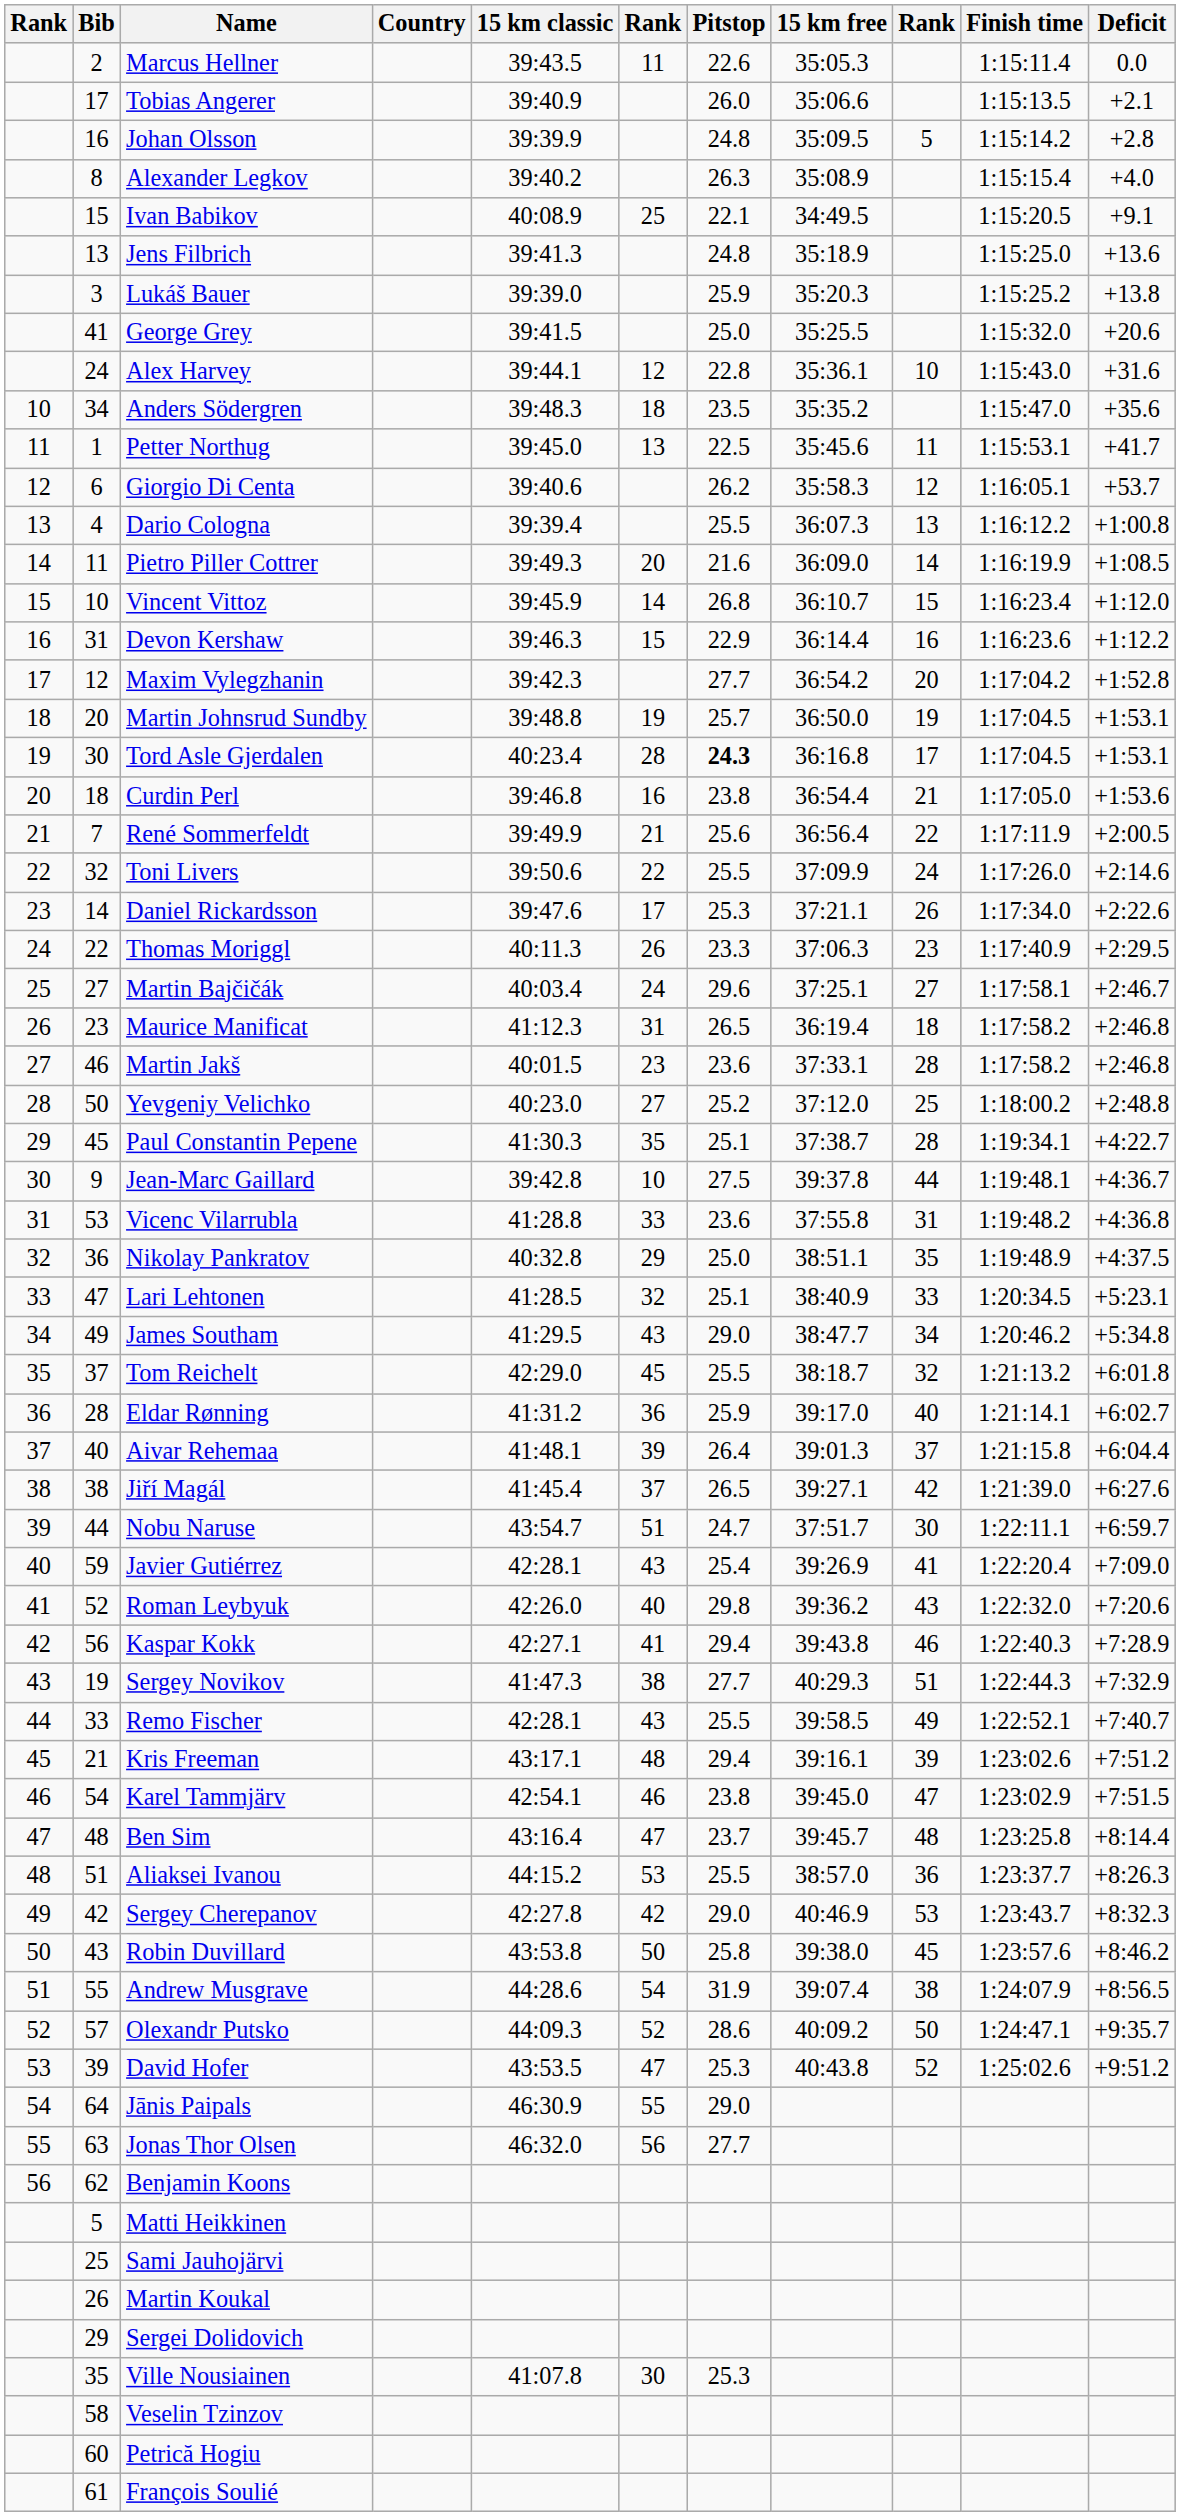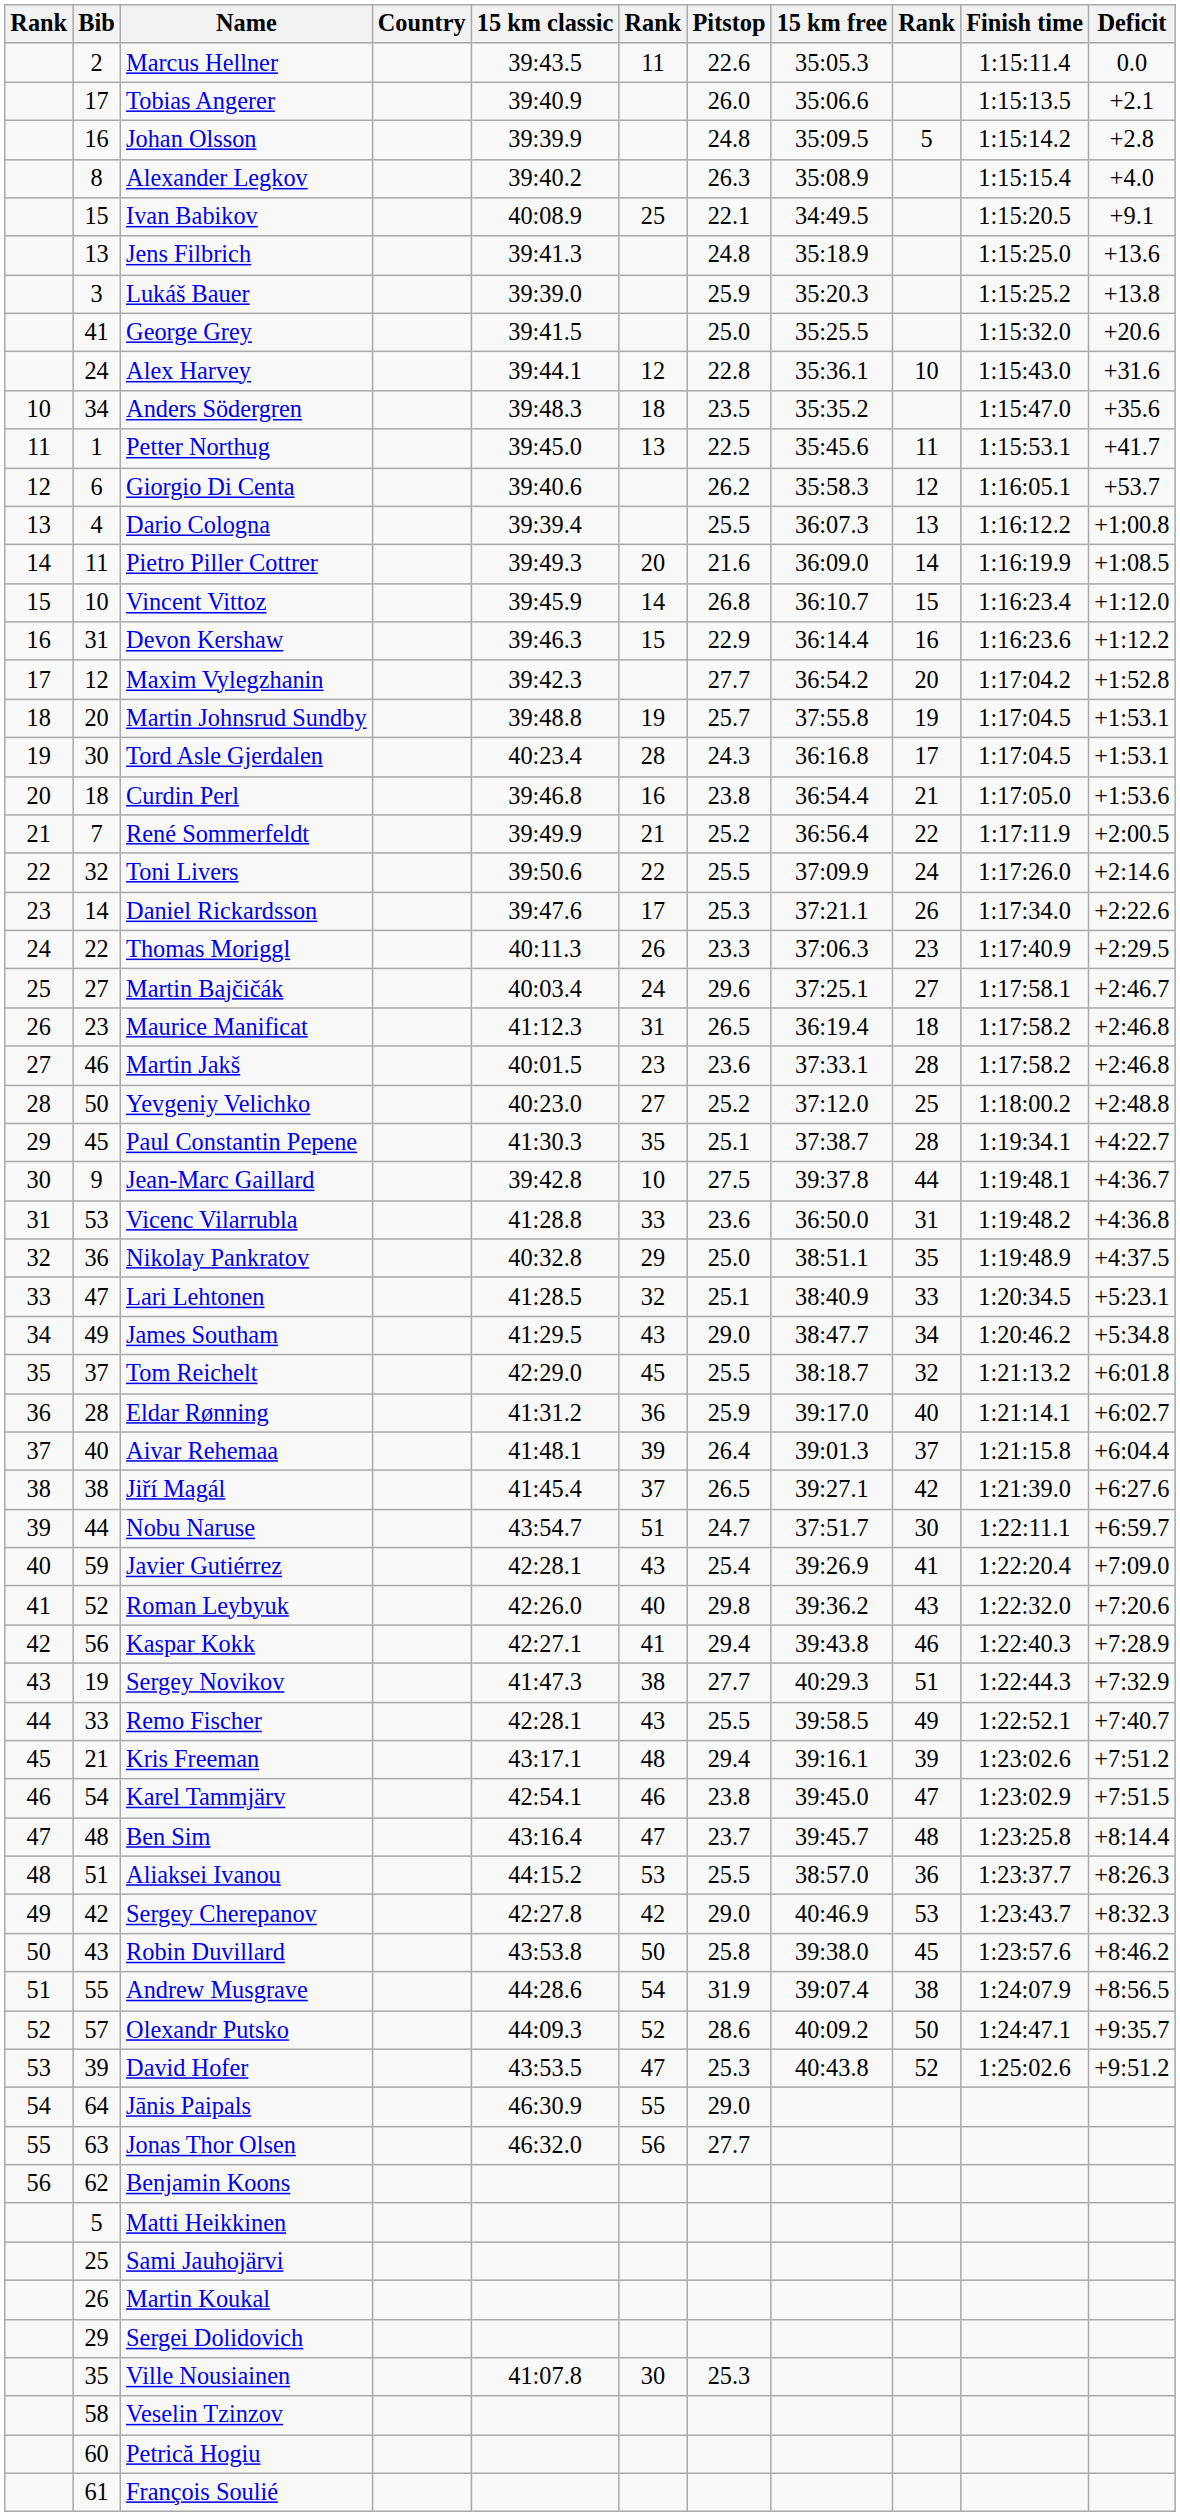(832, 718) 36:50.0 -> (832, 718) 37:55.8
(729, 756) bold -> (729, 756) normal
(729, 833) 25.6 -> (729, 833) 25.2
(832, 1219) 37:55.8 -> (832, 1219) 36:50.0
